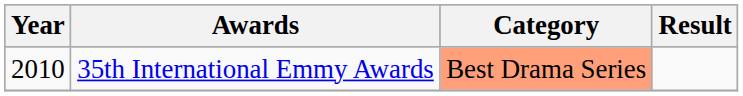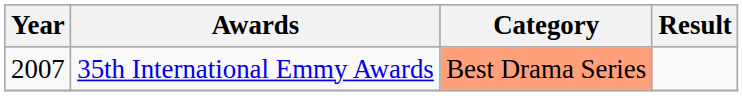(38, 68) 2010 -> (38, 68) 2007
